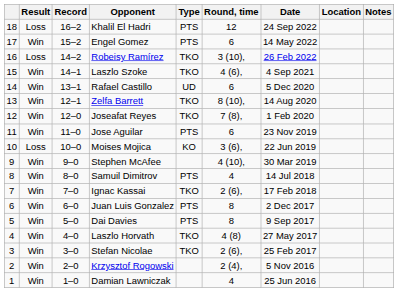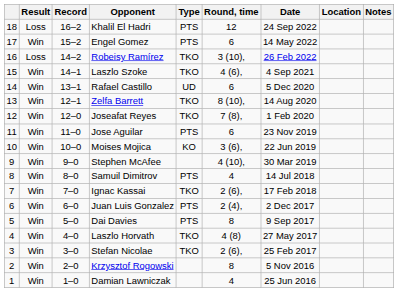(36, 146) Loss -> (36, 146) Win
(231, 206) 8 -> (231, 206) 2 (4),
(231, 266) 2 (4), -> (231, 266) 8
